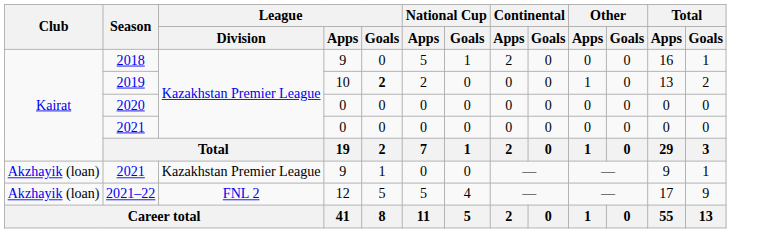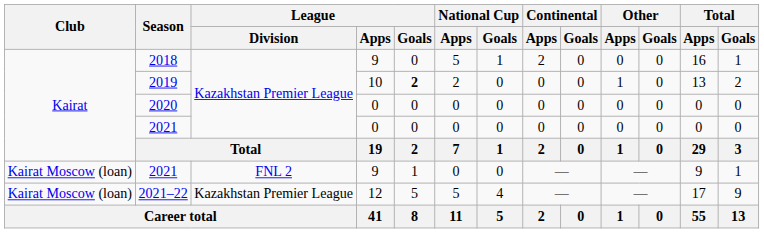(54, 171) Akzhayik (loan) -> (70, 171) Kairat Moscow (loan)
(241, 171) Kazakhstan Premier League -> (274, 171) FNL 2
(54, 194) Akzhayik (loan) -> (70, 194) Kairat Moscow (loan)
(241, 194) FNL 2 -> (274, 194) Kazakhstan Premier League
